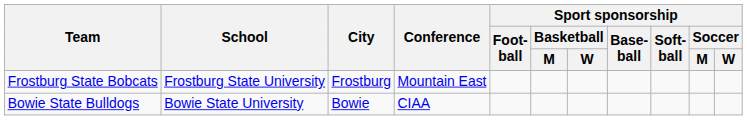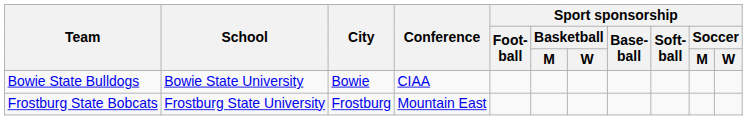rows swapped: (73, 103) <-> (83, 81)
